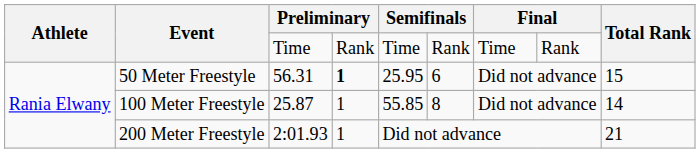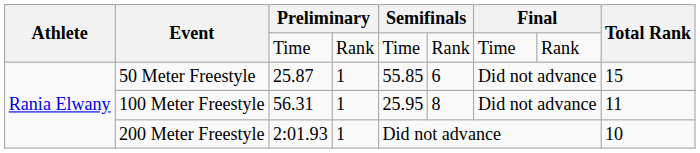(293, 76) 56.31 -> (293, 76) 25.87
(341, 76) bold -> (341, 76) normal
(403, 76) 25.95 -> (403, 76) 55.85
(293, 104) 25.87 -> (293, 104) 56.31
(403, 104) 55.85 -> (403, 104) 25.95
(614, 104) 14 -> (614, 104) 11
(614, 133) 21 -> (614, 133) 10
